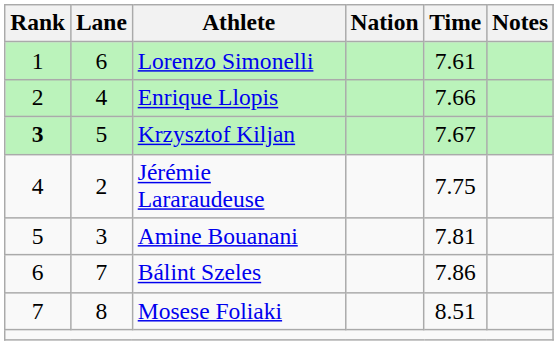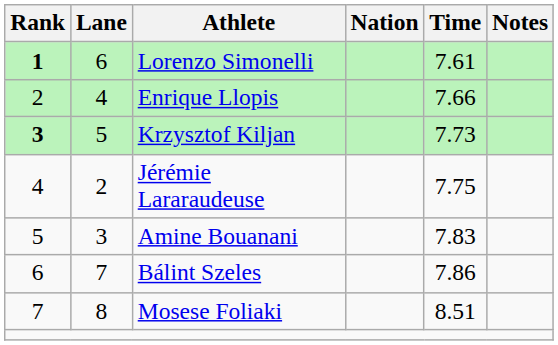(38, 60) normal -> (38, 60) bold
(455, 135) 7.67 -> (455, 135) 7.73
(455, 236) 7.81 -> (455, 236) 7.83
